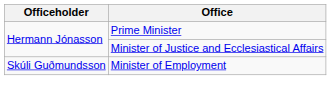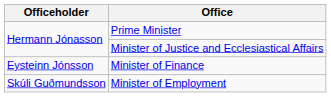+ row: (157, 65)
